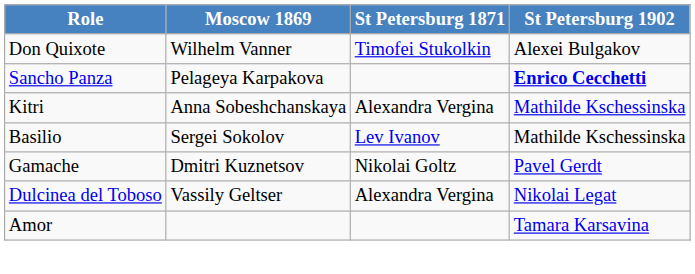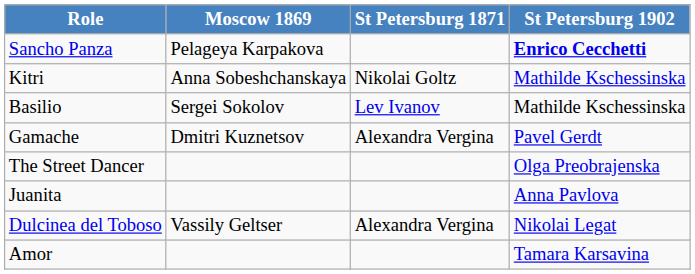- row: (57, 48)
(424, 107) Alexandra Vergina -> (405, 78) Nikolai Goltz
(405, 166) Nikolai Goltz -> (424, 136) Alexandra Vergina
+ row: (76, 166)
+ row: (35, 195)
